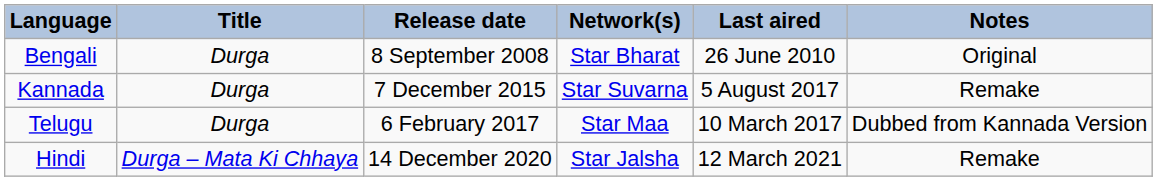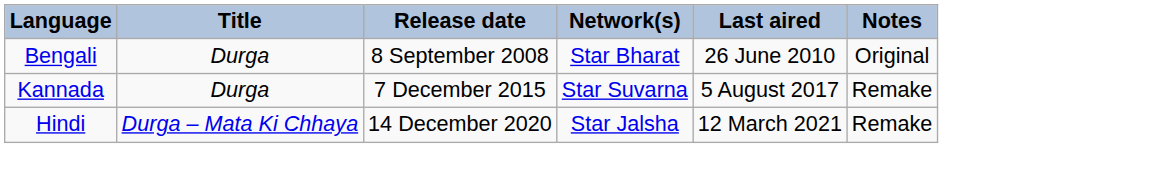- row: (61, 124)
